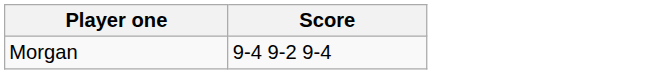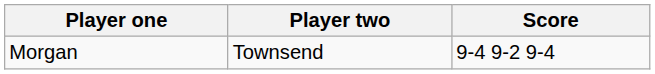+ column: (340, 20)
